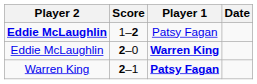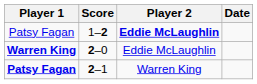columns swapped: (185, 13) <-> (57, 13)
